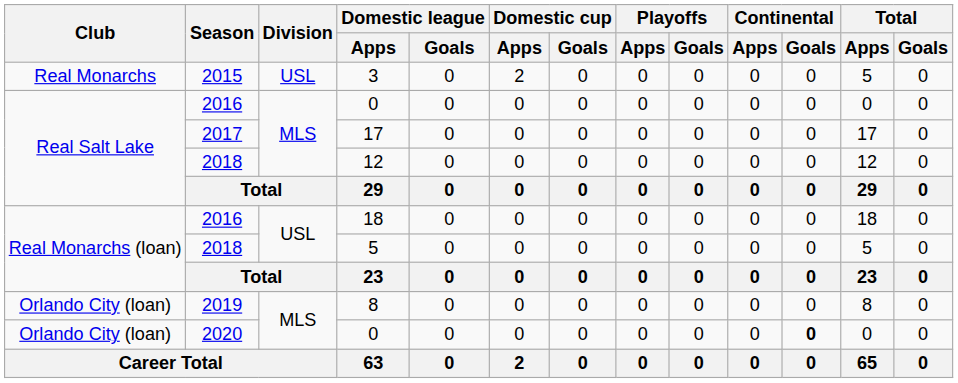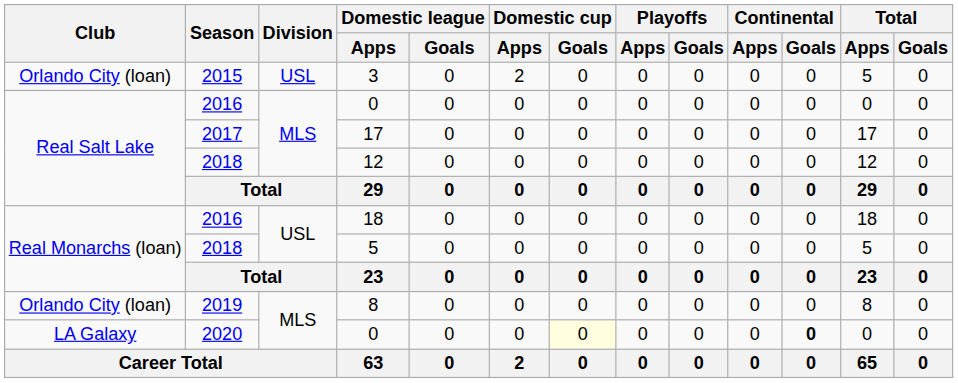(95, 76) Real Monarchs -> (95, 76) Orlando City (loan)
(95, 334) Orlando City (loan) -> (95, 334) LA Galaxy
(583, 334) no background -> (583, 334) lightyellow background
